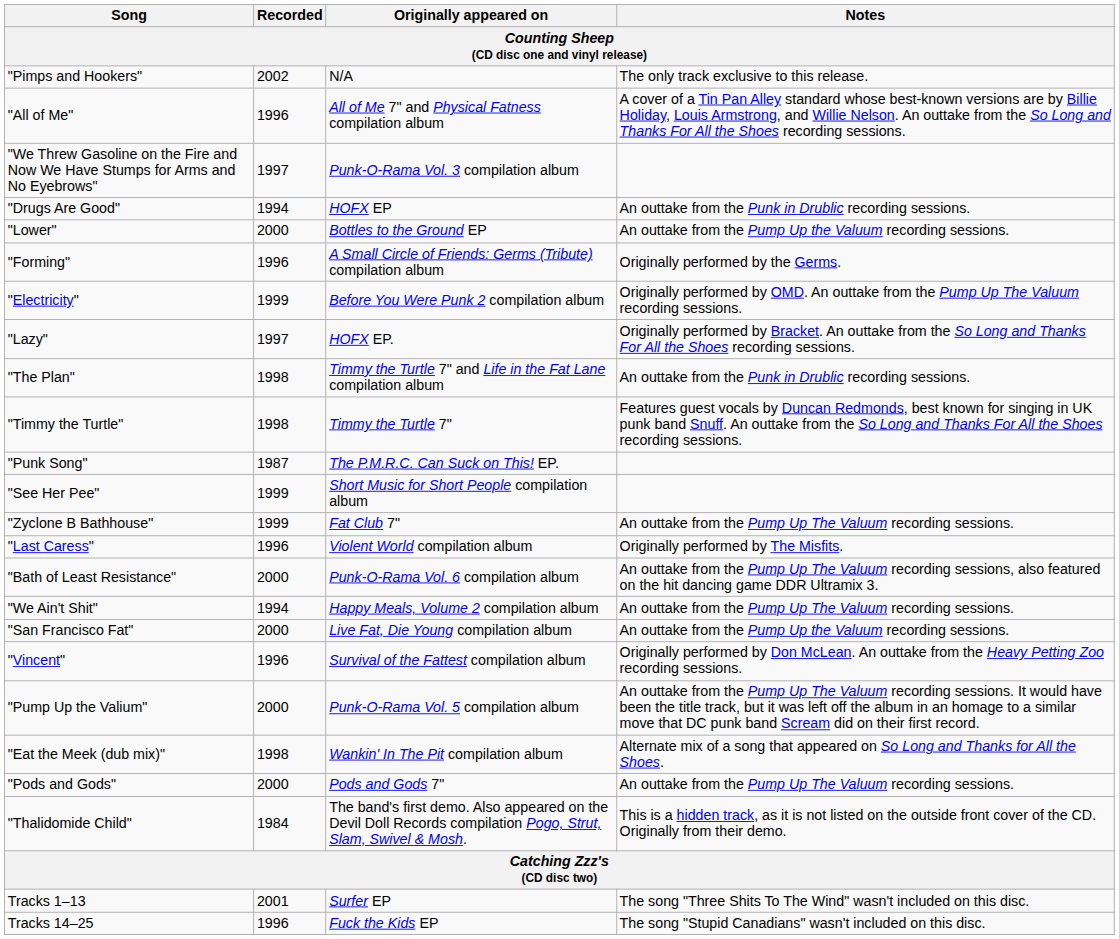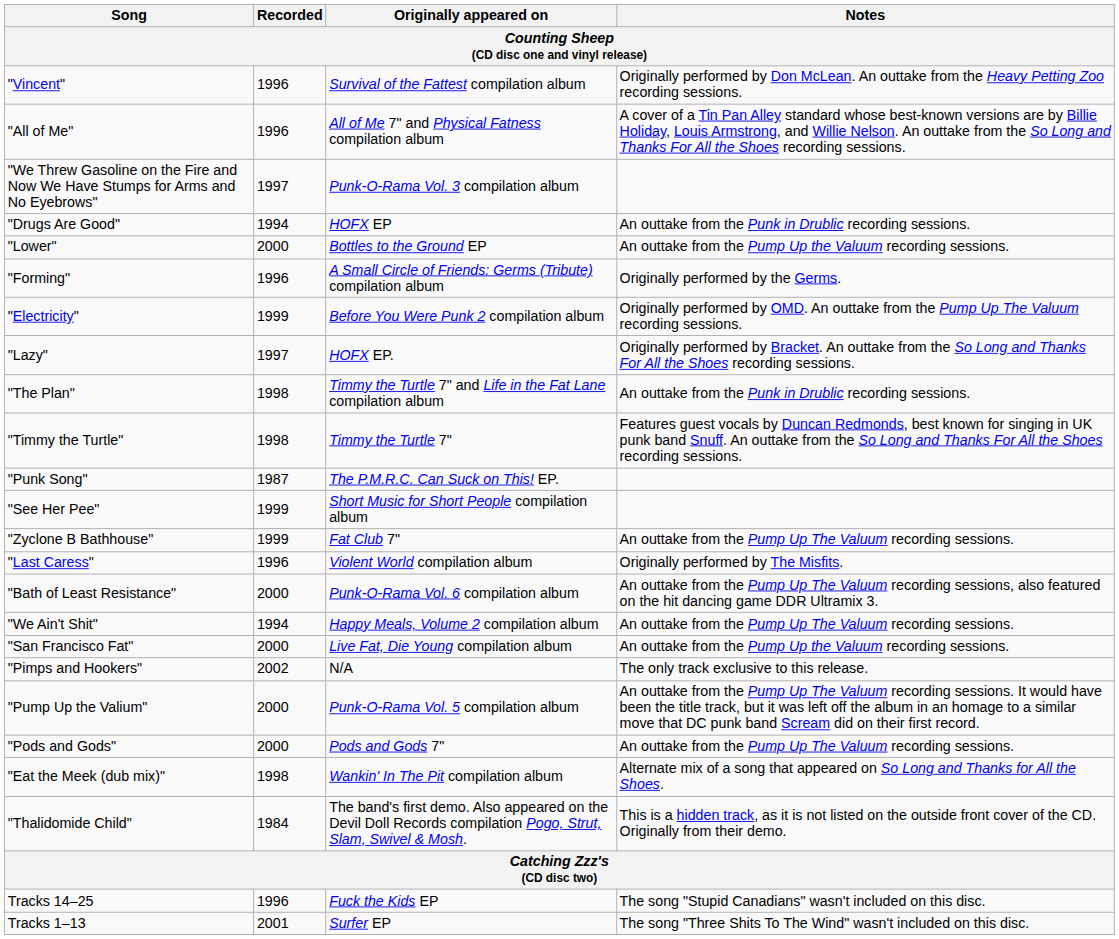rows swapped: (75, 76) <-> (36, 661)
rows swapped: (62, 784) <-> (86, 754)
rows swapped: (47, 900) <-> (51, 923)
